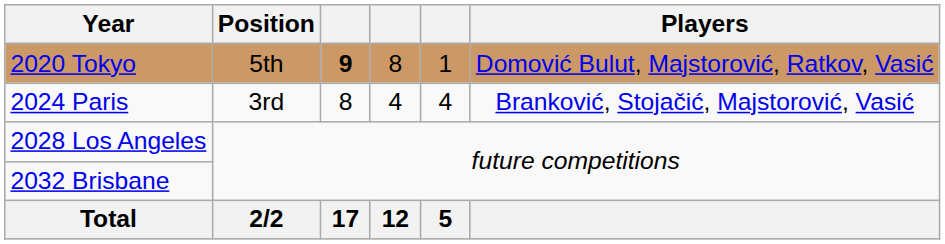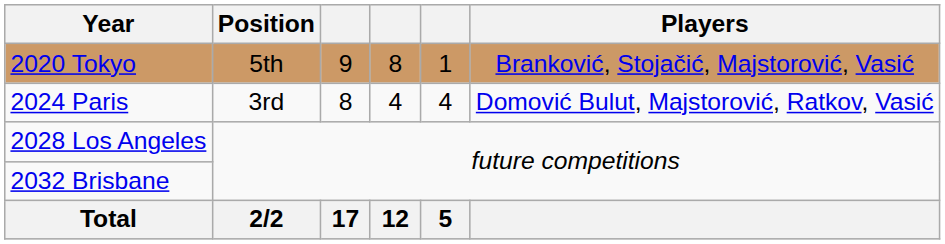(346, 63) bold -> (346, 63) normal
(705, 63) Domović Bulut, Majstorović, Ratkov, Vasić -> (705, 63) Branković, Stojačić, Majstorović, Vasić
(705, 102) Branković, Stojačić, Majstorović, Vasić -> (705, 102) Domović Bulut, Majstorović, Ratkov, Vasić
